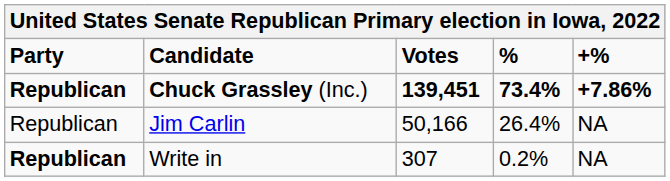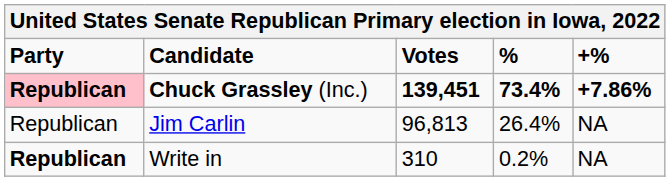(68, 90) no background -> (68, 90) pink background
(435, 124) 50,166 -> (435, 124) 96,813
(420, 158) 307 -> (420, 158) 310
